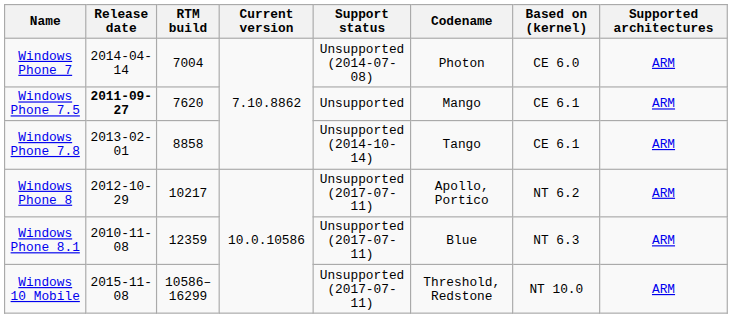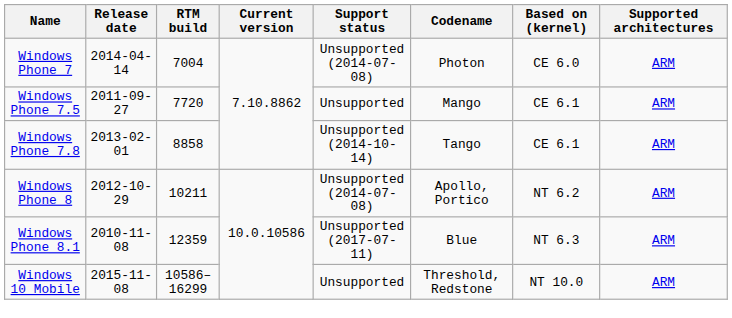(121, 104) bold -> (121, 104) normal
(188, 104) 7620 -> (188, 104) 7720
(188, 193) 10217 -> (188, 193) 10211
(362, 193) Unsupported (2017-07-11) -> (362, 193) Unsupported (2014-07-08)
(362, 289) Unsupported (2017-07-11) -> (362, 282) Unsupported
